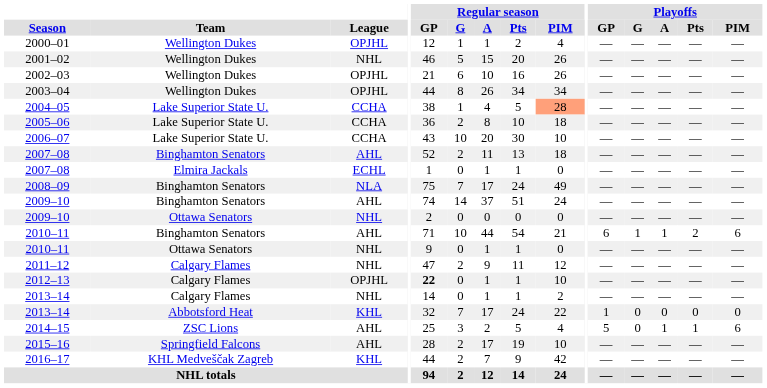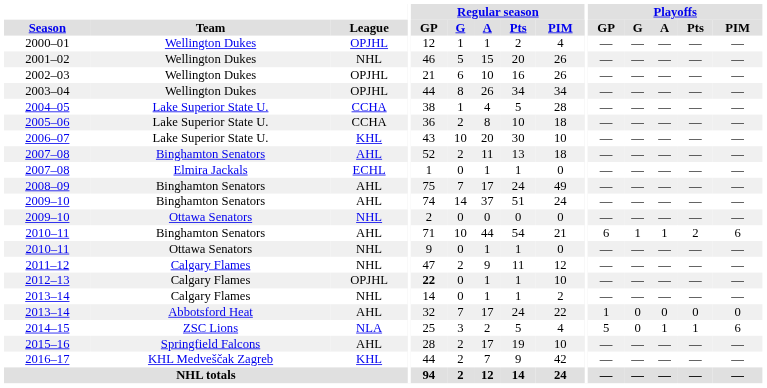(560, 106) lightsalmon background -> (560, 106) no background
(369, 138) CCHA -> (369, 138) KHL
(369, 185) NLA -> (369, 185) AHL
(369, 312) KHL -> (369, 312) AHL
(369, 328) AHL -> (369, 328) NLA
